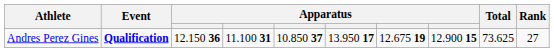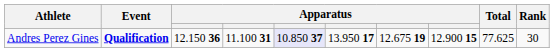(299, 38) no background -> (299, 38) lavender background
(498, 38) 73.625 -> (498, 38) 77.625
(533, 38) 27 -> (533, 38) 30
